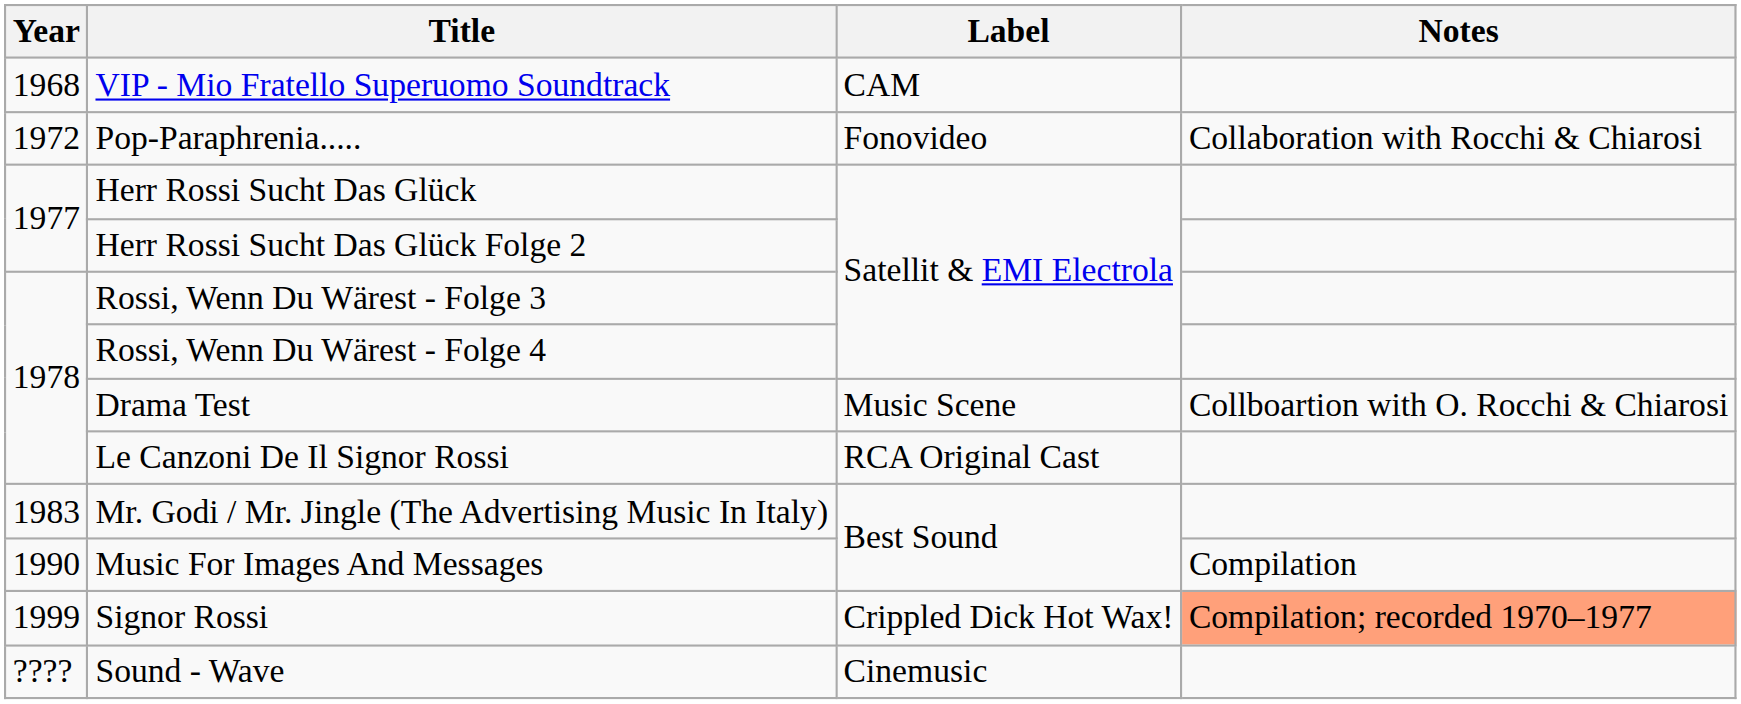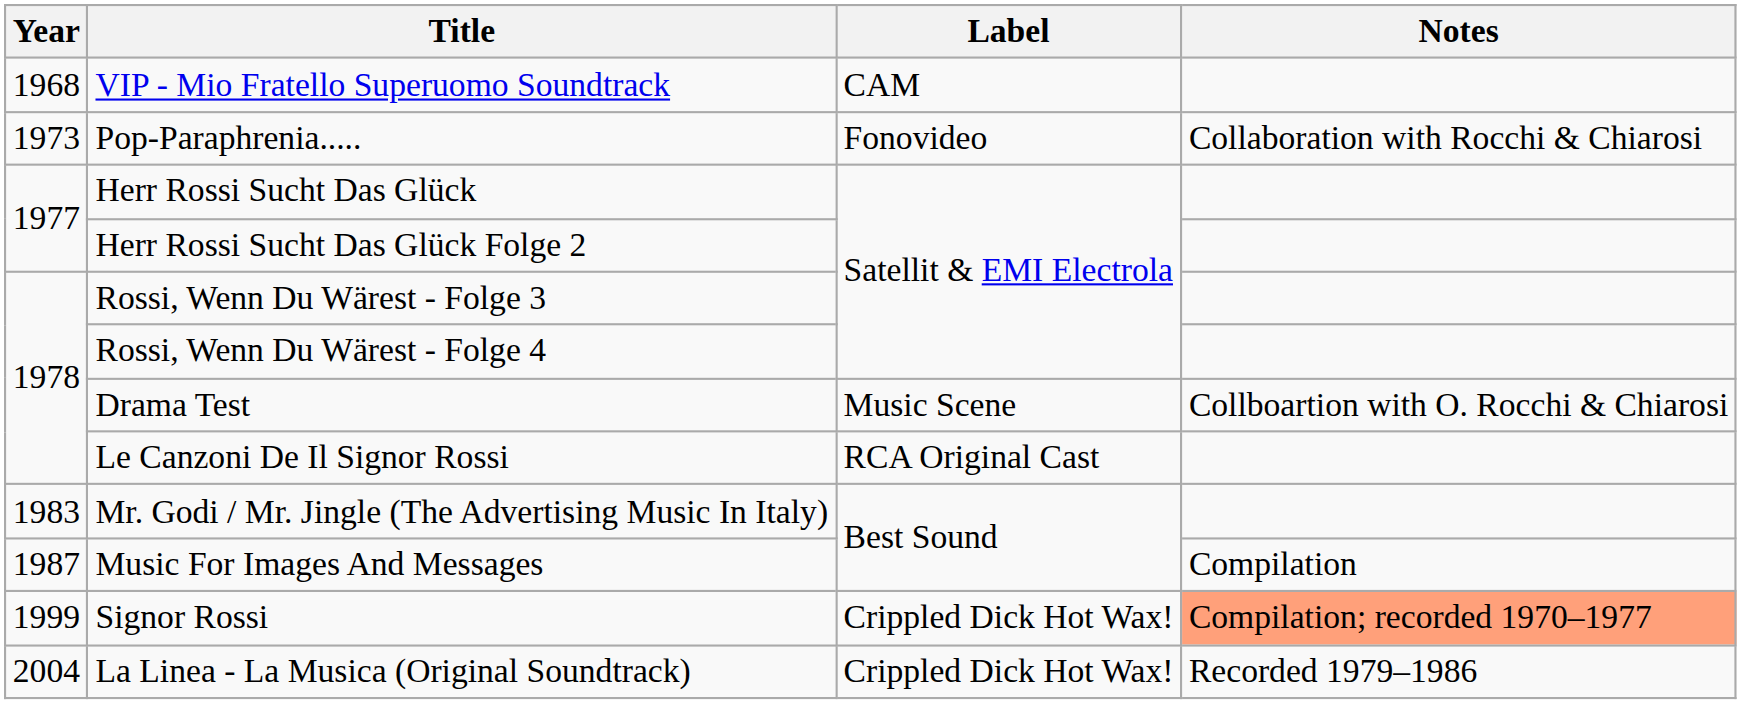(46, 137) 1972 -> (46, 137) 1973
(46, 564) 1990 -> (46, 564) 1987
+ row: (393, 670)
- row: (190, 670)
